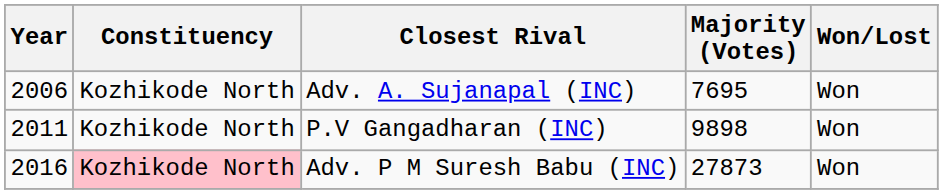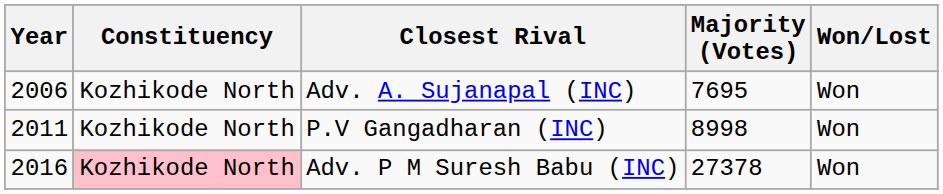(720, 130) 9898 -> (720, 130) 8998
(727, 169) 27873 -> (727, 169) 27378
